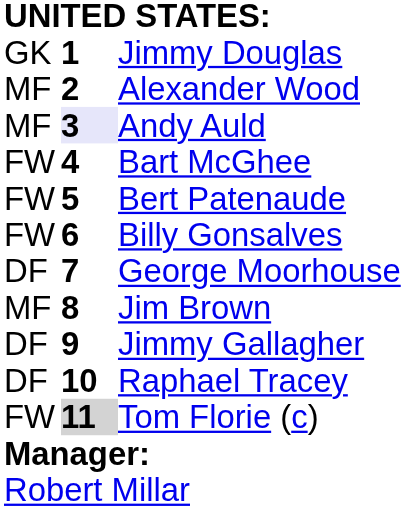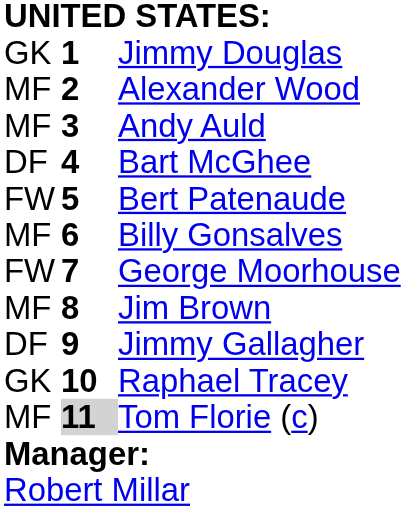(70, 125) lavender background -> (70, 125) no background
(30, 162) FW -> (26, 162) DF
(30, 235) FW -> (28, 235) MF
(26, 271) DF -> (30, 271) FW
(26, 381) DF -> (28, 381) GK
(30, 417) FW -> (28, 417) MF
